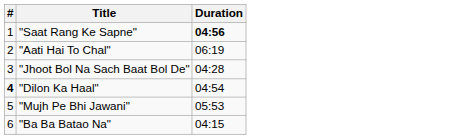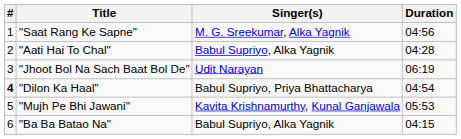+ column: (297, 13)
(210, 32) bold -> (420, 32) normal
(210, 50) 06:19 -> (420, 50) 04:28
(210, 69) 04:28 -> (420, 69) 06:19
